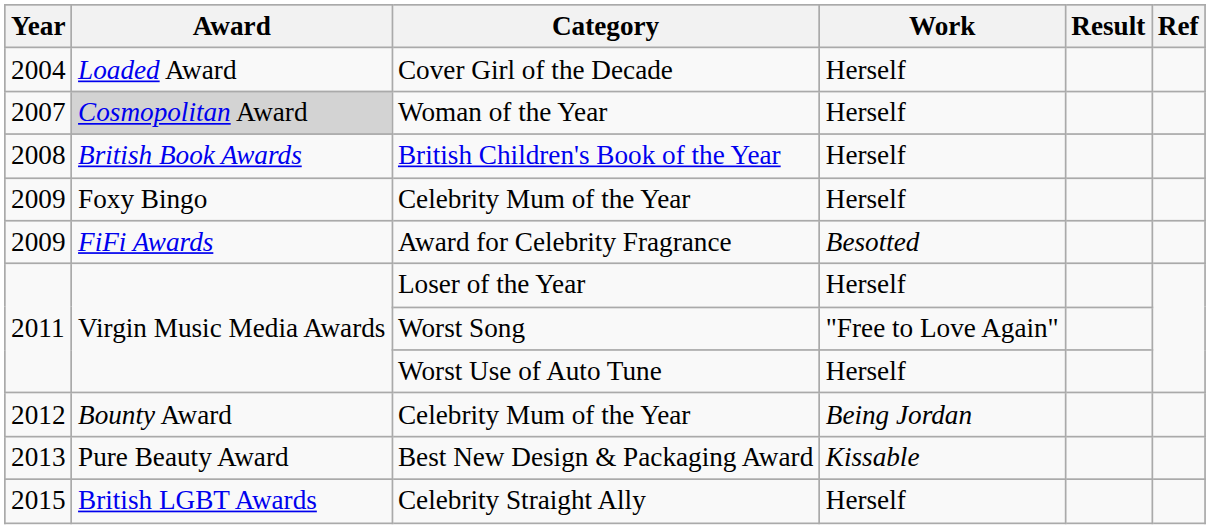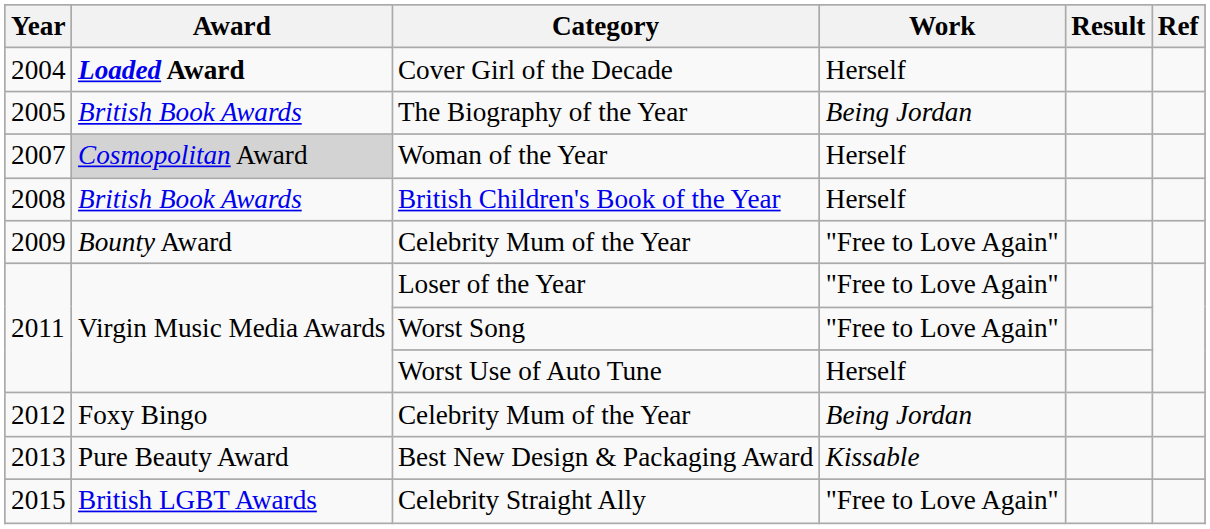(157, 69) normal -> (161, 69) bold
+ row: (38, 112)
(143, 198) Foxy Bingo -> (155, 241) Bounty Award
(866, 198) Herself -> (942, 241) "Free to Love Again"
- row: (38, 241)
(866, 284) Herself -> (942, 284) "Free to Love Again"
(155, 414) Bounty Award -> (143, 414) Foxy Bingo
(866, 500) Herself -> (942, 500) "Free to Love Again"
